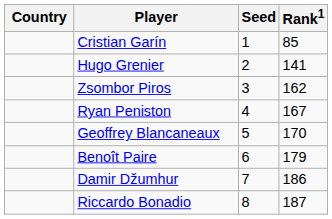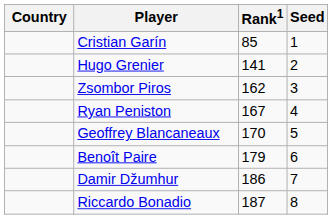columns swapped: (304, 17) <-> (259, 17)
